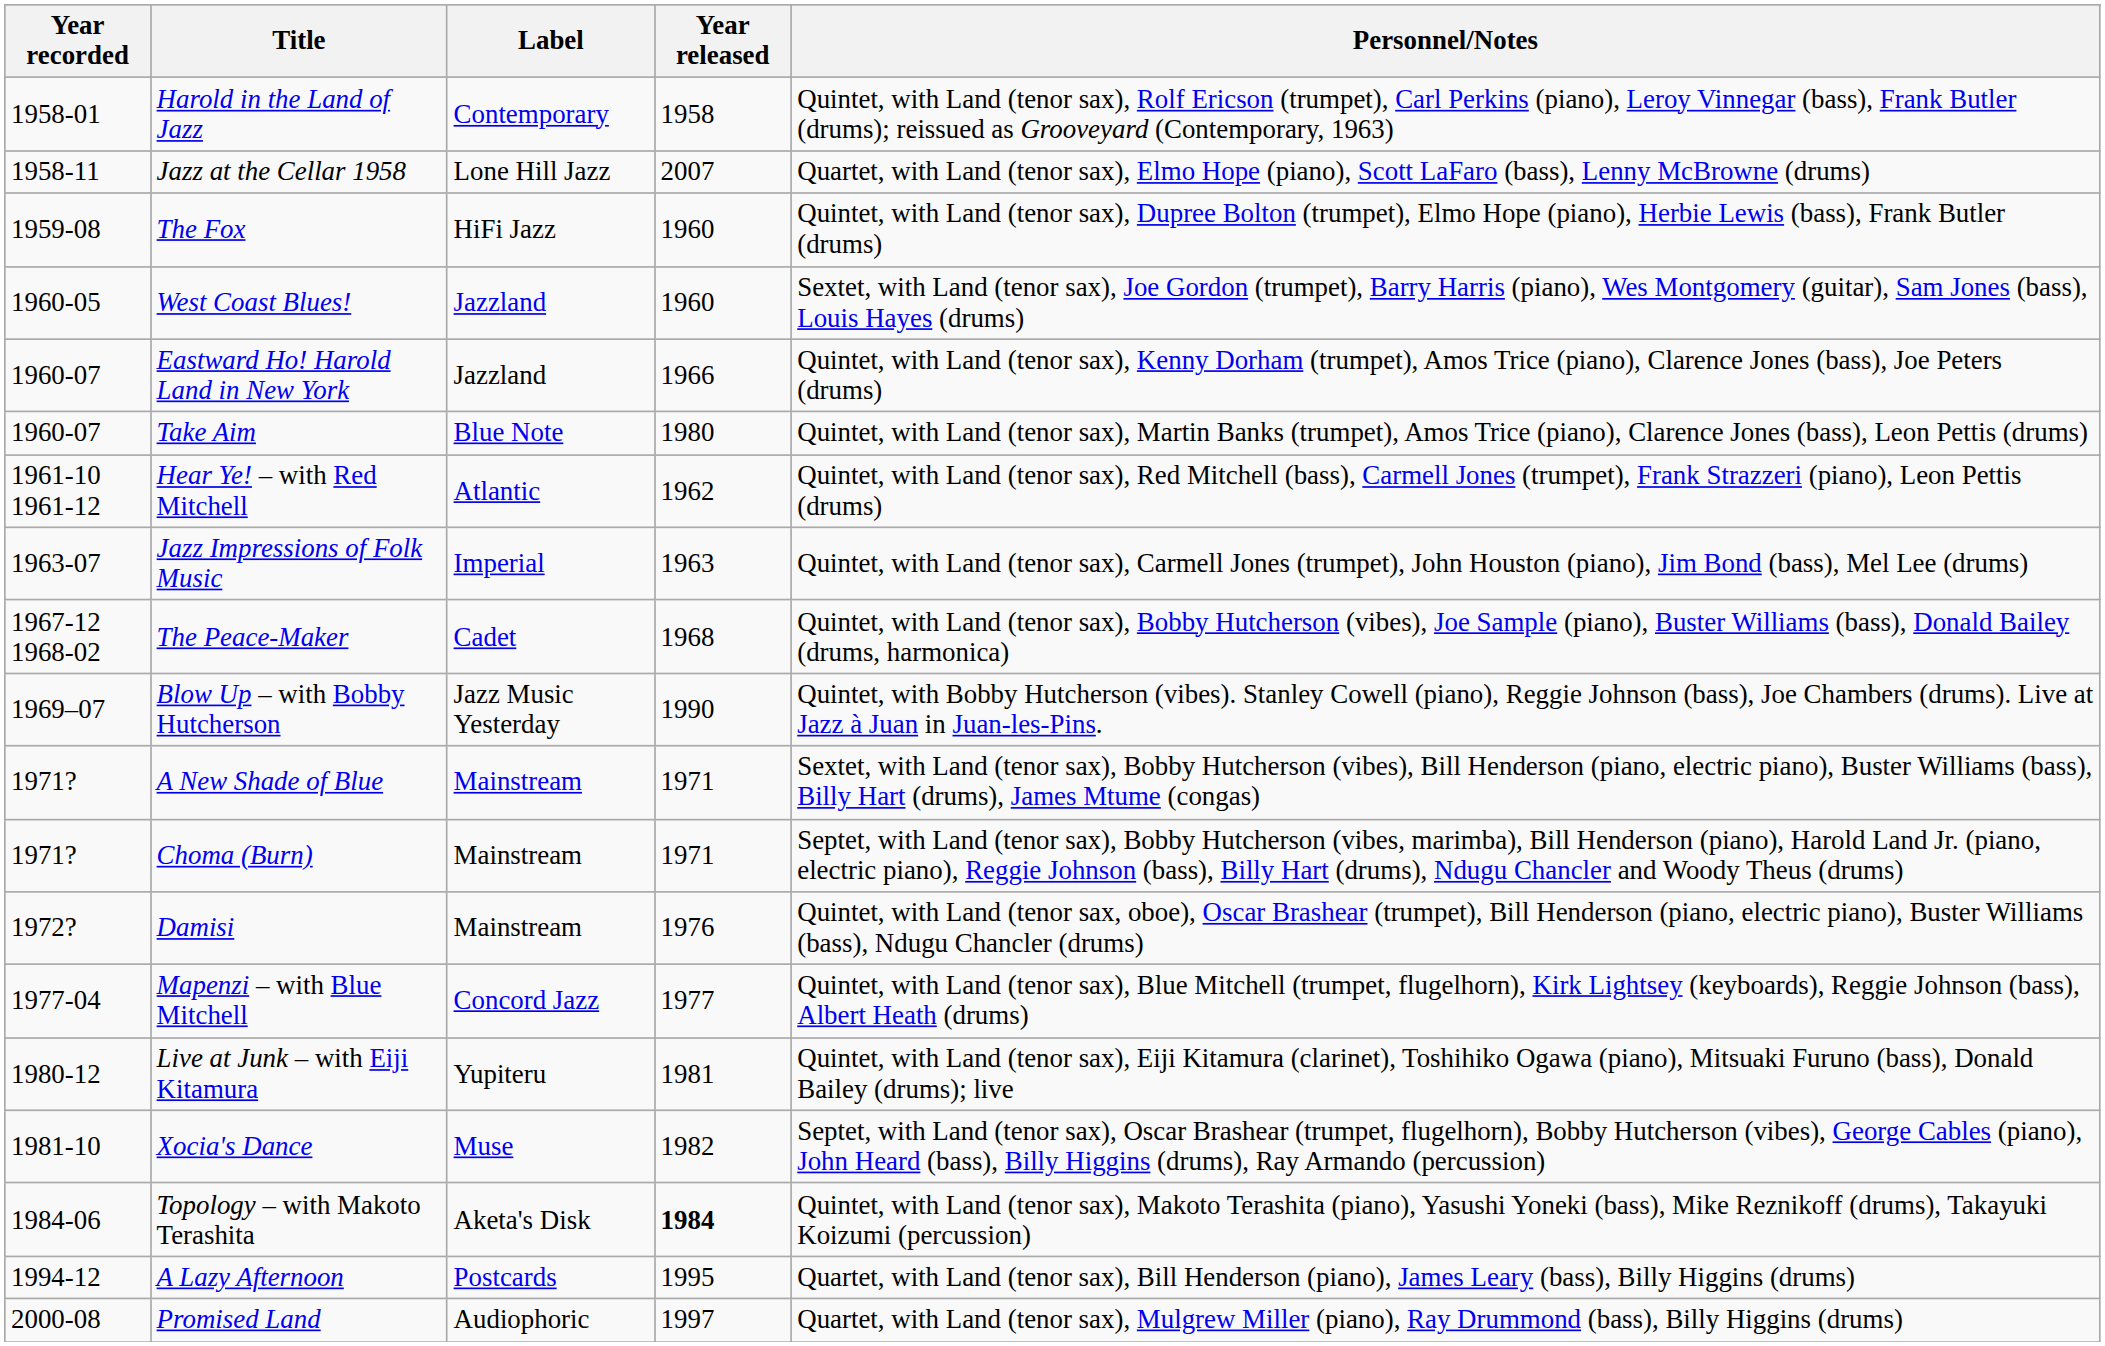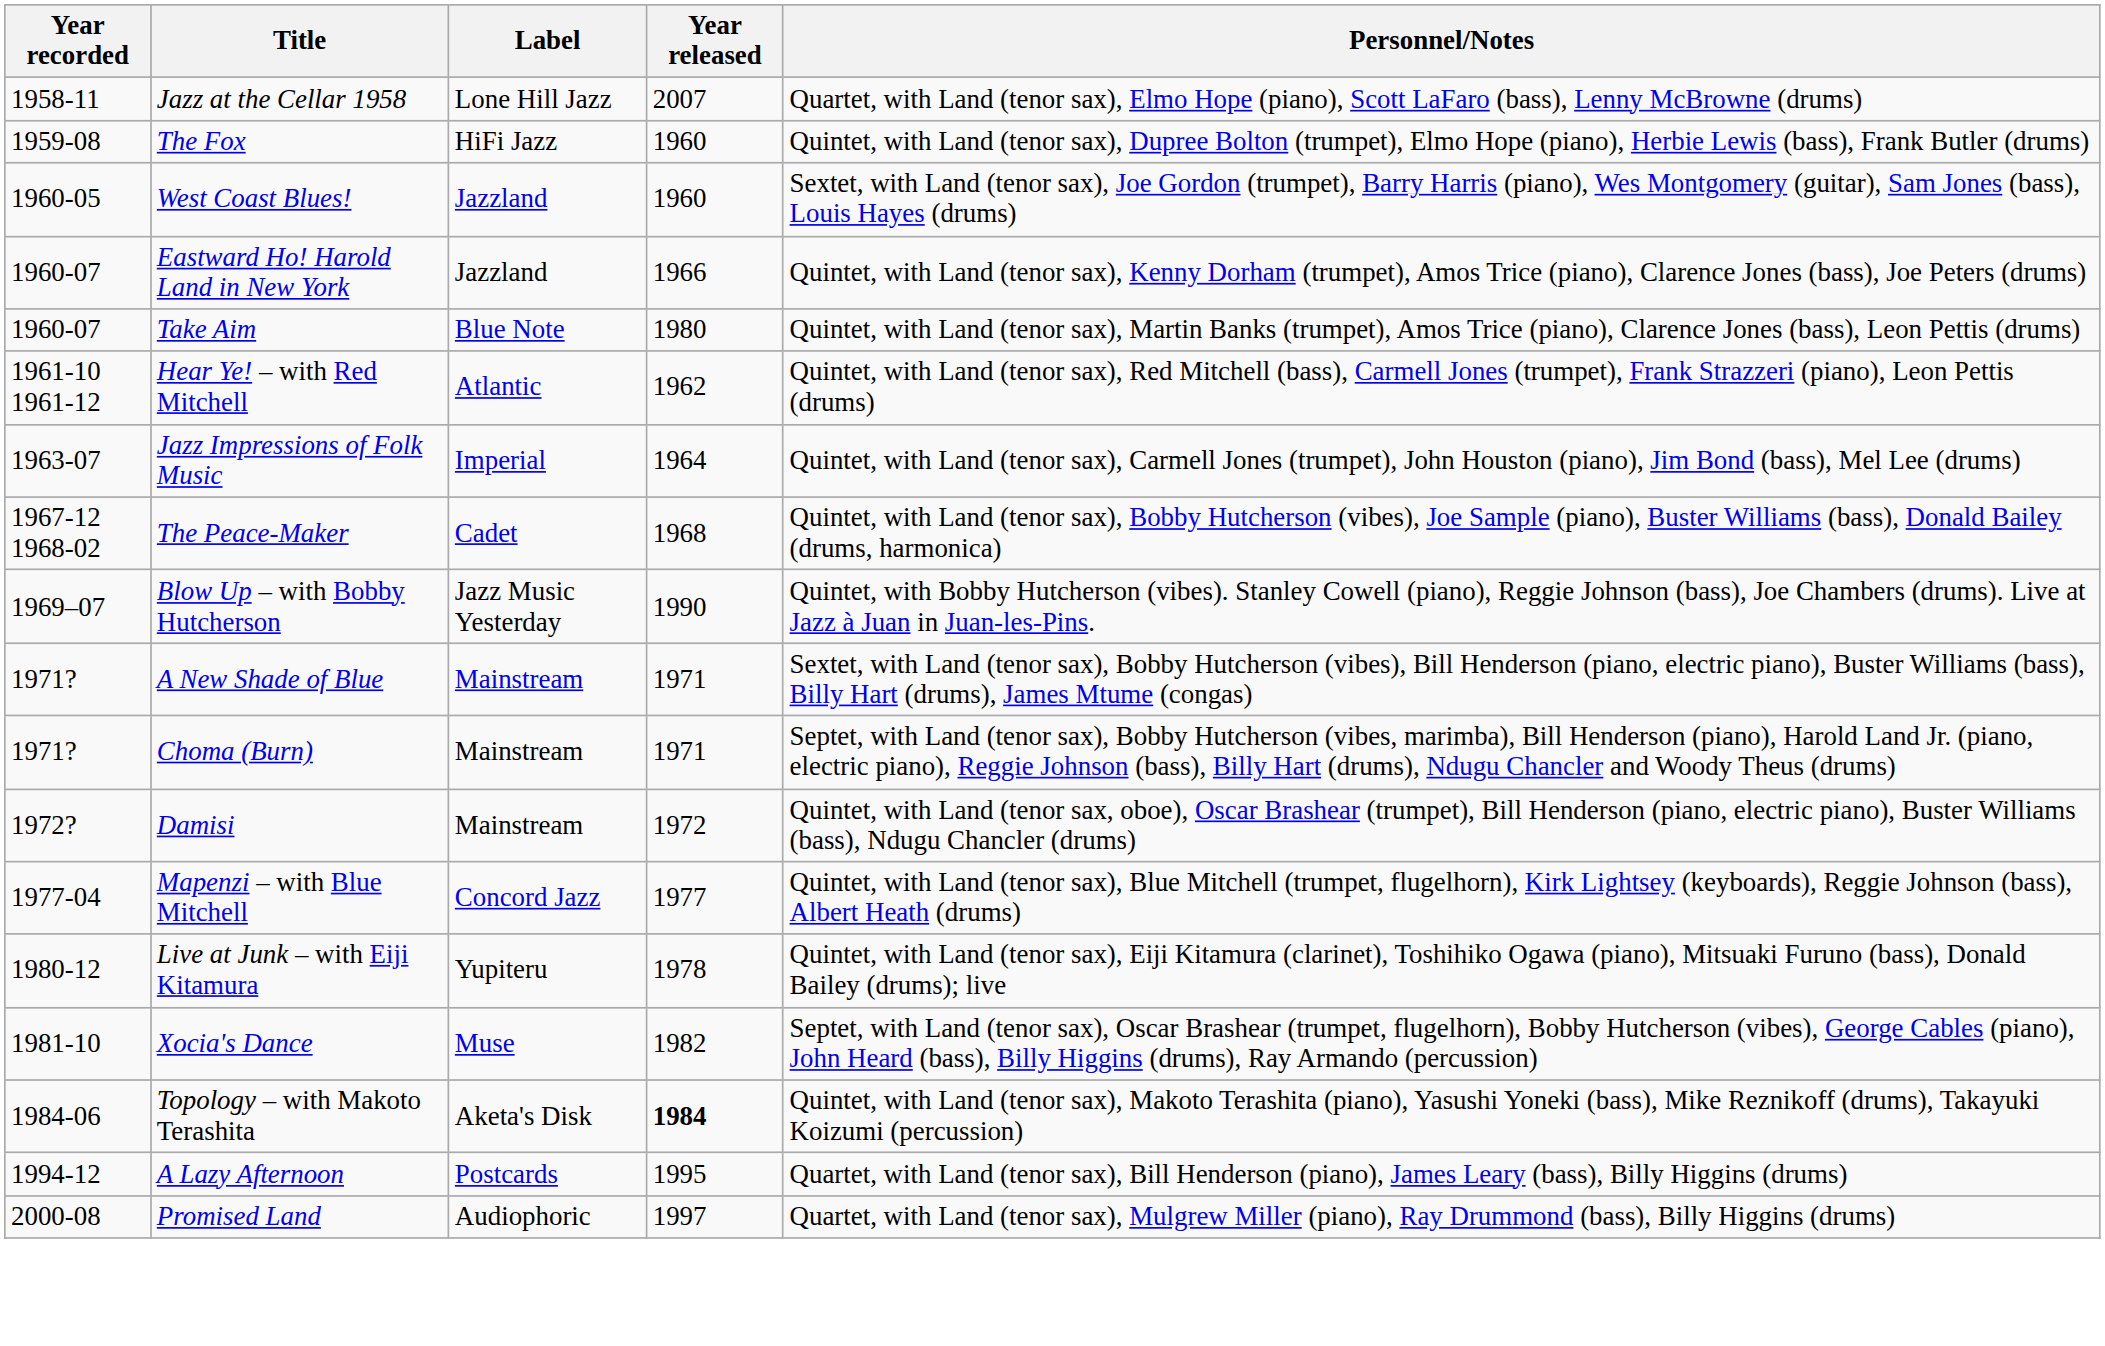- row: (273, 113)
(687, 563) 1963 -> (680, 460) 1964
(687, 927) 1976 -> (680, 824) 1972
(687, 1073) 1981 -> (680, 970) 1978
